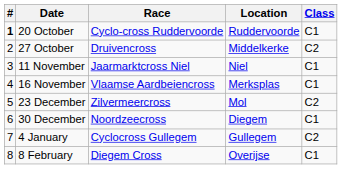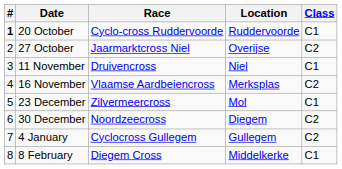(123, 48) Druivencross -> (140, 48) Jaarmarktcross Niel
(259, 48) Middelkerke -> (249, 48) Overijse
(140, 66) Jaarmarktcross Niel -> (123, 66) Druivencross
(312, 84) C1 -> (312, 84) C2
(312, 102) C2 -> (312, 102) C1
(312, 119) C1 -> (312, 119) C2
(249, 155) Overijse -> (259, 155) Middelkerke
